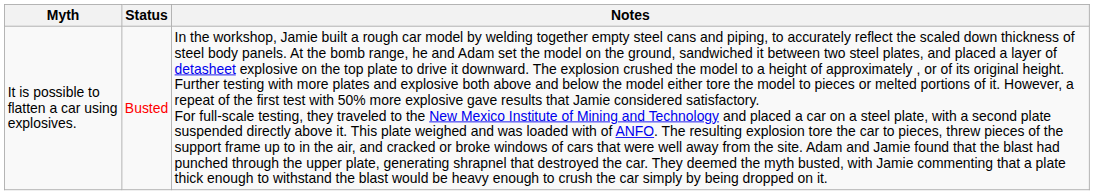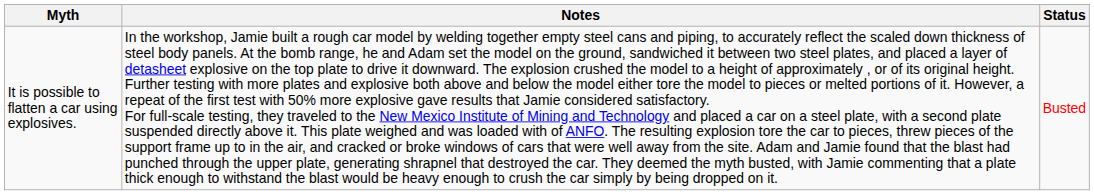columns swapped: (147, 15) <-> (630, 15)
